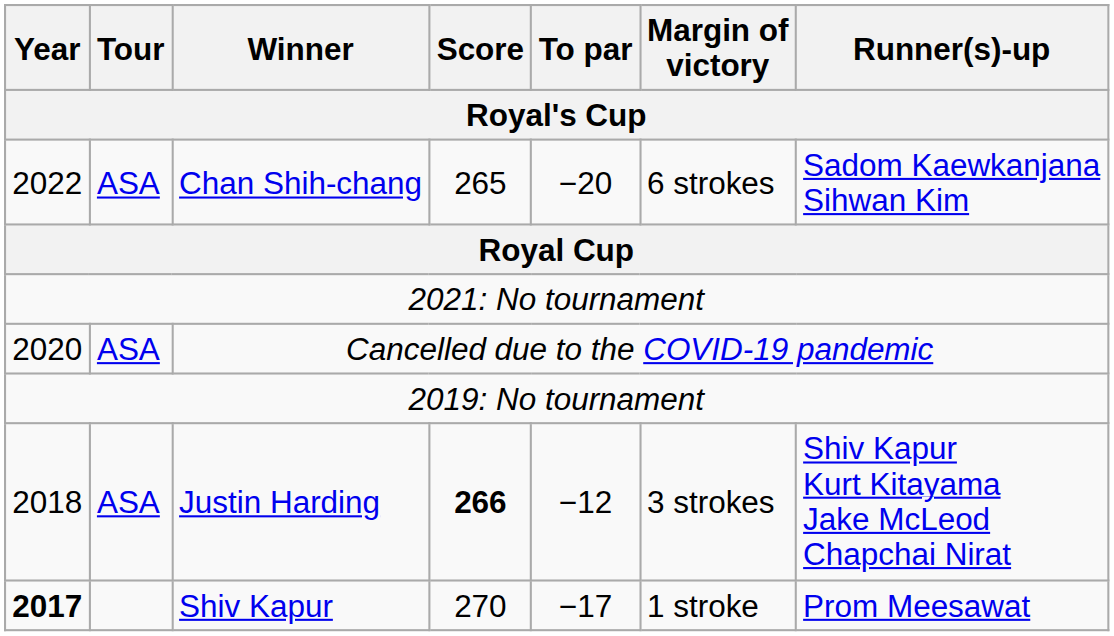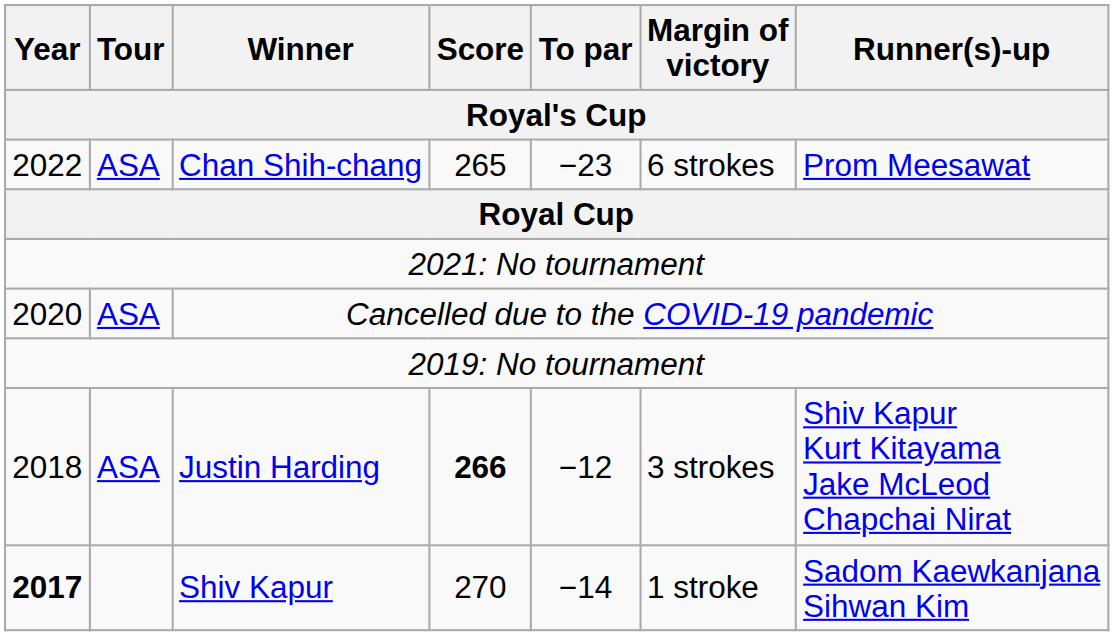(586, 183) −20 -> (586, 165) −23
(952, 183) Sadom Kaewkanjana Sihwan Kim -> (917, 165) Prom Meesawat
(586, 605) −17 -> (586, 587) −14
(917, 605) Prom Meesawat -> (952, 587) Sadom Kaewkanjana Sihwan Kim
